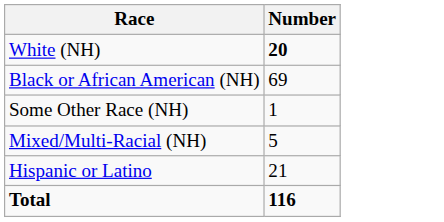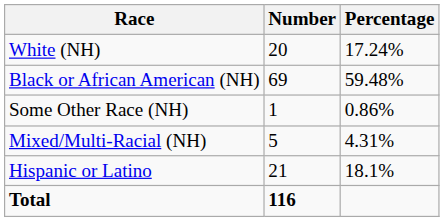+ column: (390, 19)
(278, 49) bold -> (278, 49) normal
